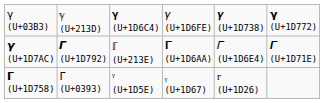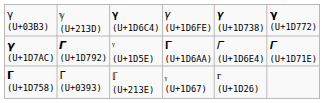(133, 53) ℾ (U+213E) -> (133, 51) ᵞ (U+1D5E)
(133, 83) ᵞ (U+1D5E) -> (133, 83) ℾ (U+213E)
